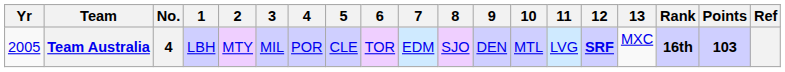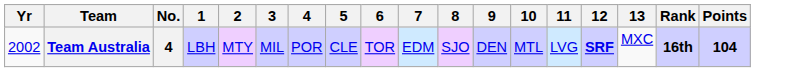- column: (766, 16)
(24, 47) 2005 -> (24, 47) 2002
(725, 47) 103 -> (725, 47) 104
